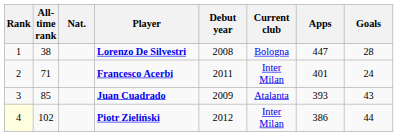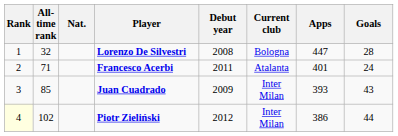(46, 51) 38 -> (46, 51) 32
(272, 73) Inter Milan -> (272, 68) Atalanta
(272, 95) Atalanta -> (272, 90) Inter Milan
